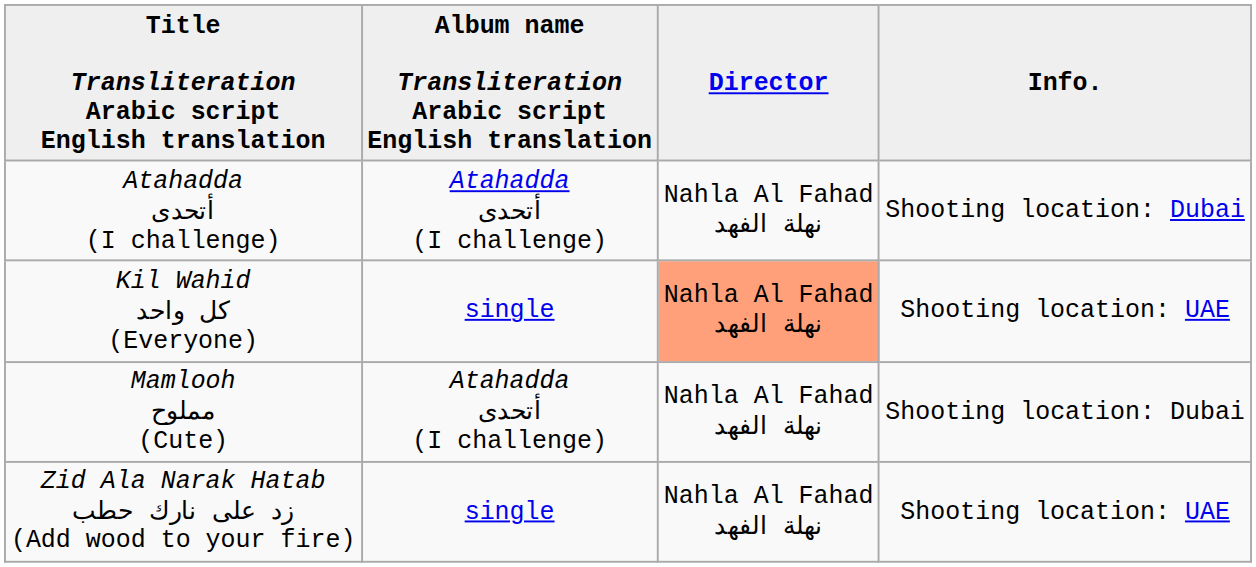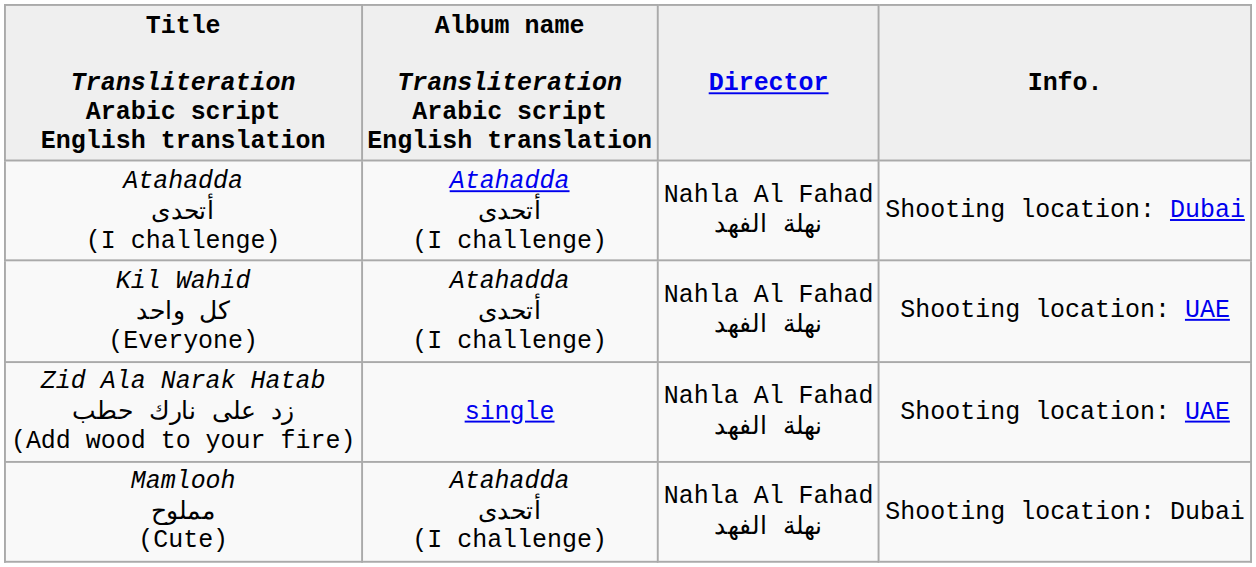(510, 311) single -> (510, 311) Atahadda أتحدى (I challenge)
(769, 311) lightsalmon background -> (769, 311) no background
rows swapped: (183, 512) <-> (183, 411)
